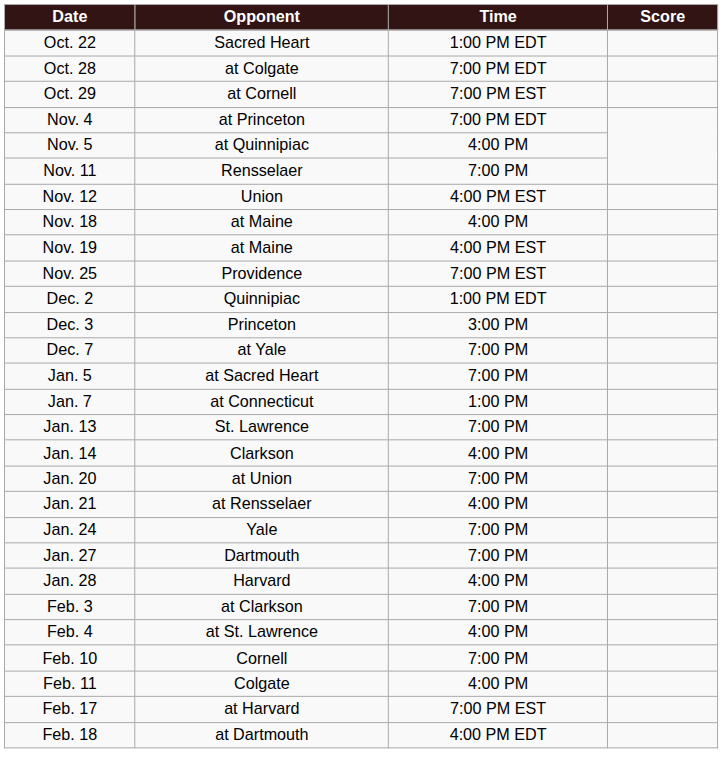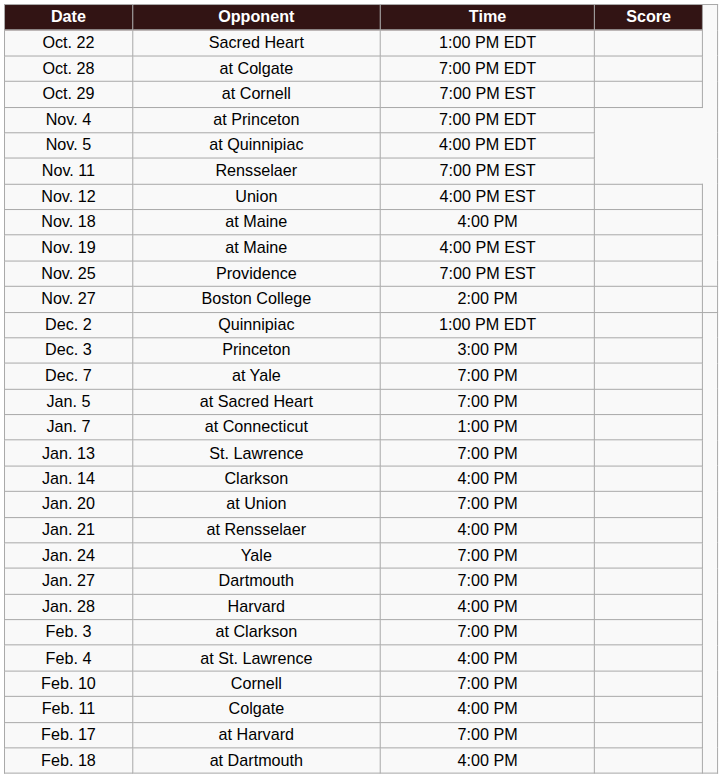(498, 145) 4:00 PM -> (488, 145) 4:00 PM EDT
(498, 171) 7:00 PM -> (488, 171) 7:00 PM EST
+ row: (68, 299)
(498, 709) 7:00 PM EST -> (488, 734) 7:00 PM
(498, 734) 4:00 PM EDT -> (488, 760) 4:00 PM
